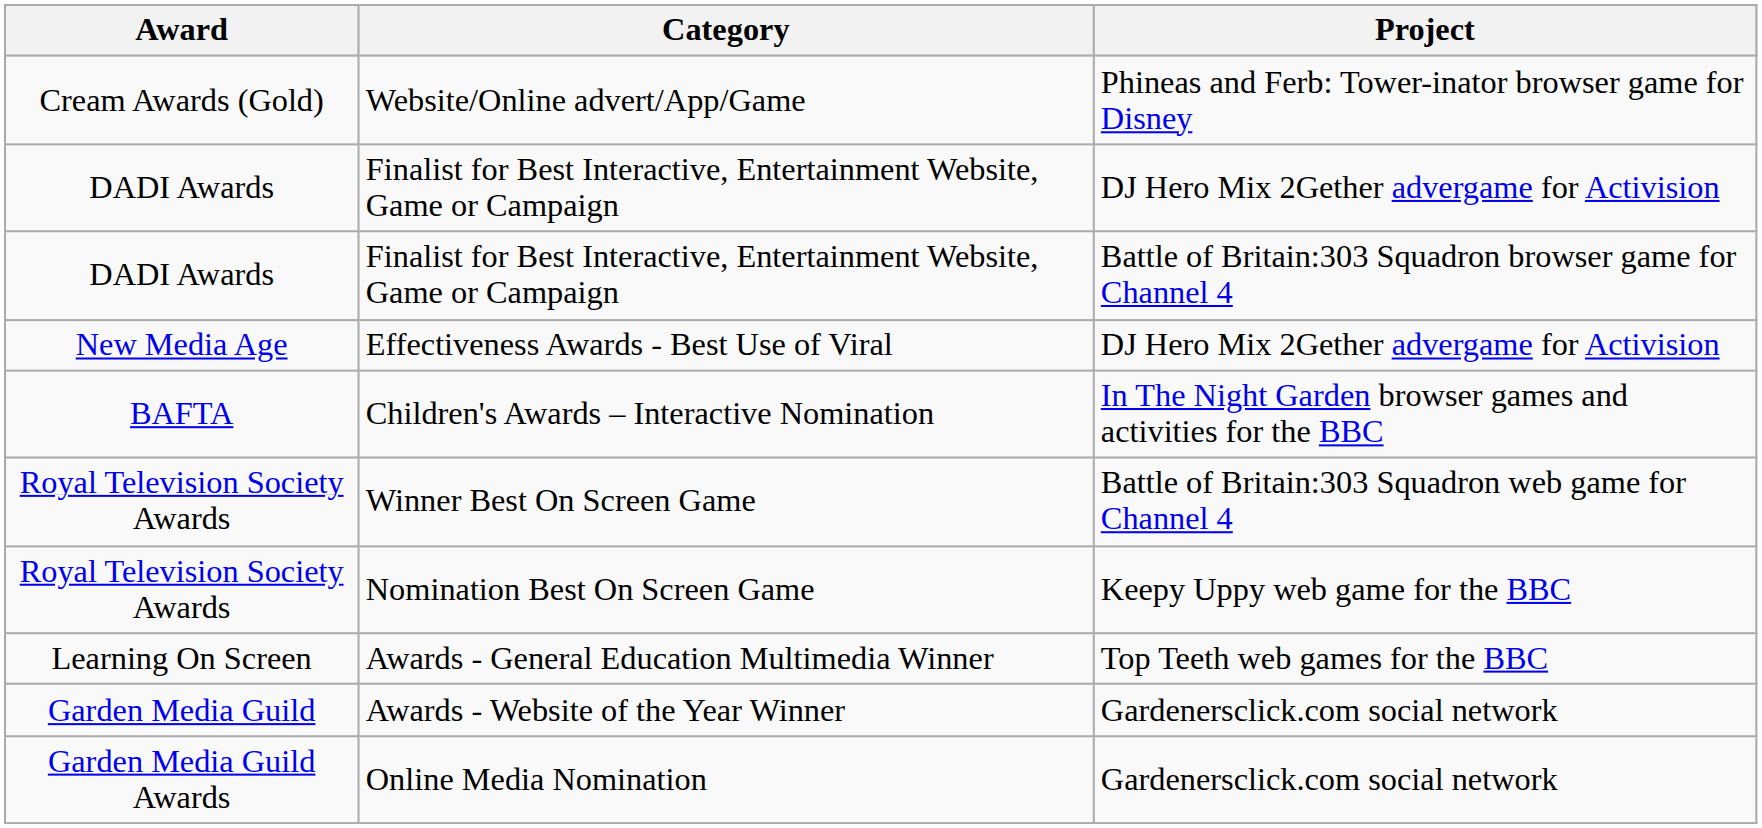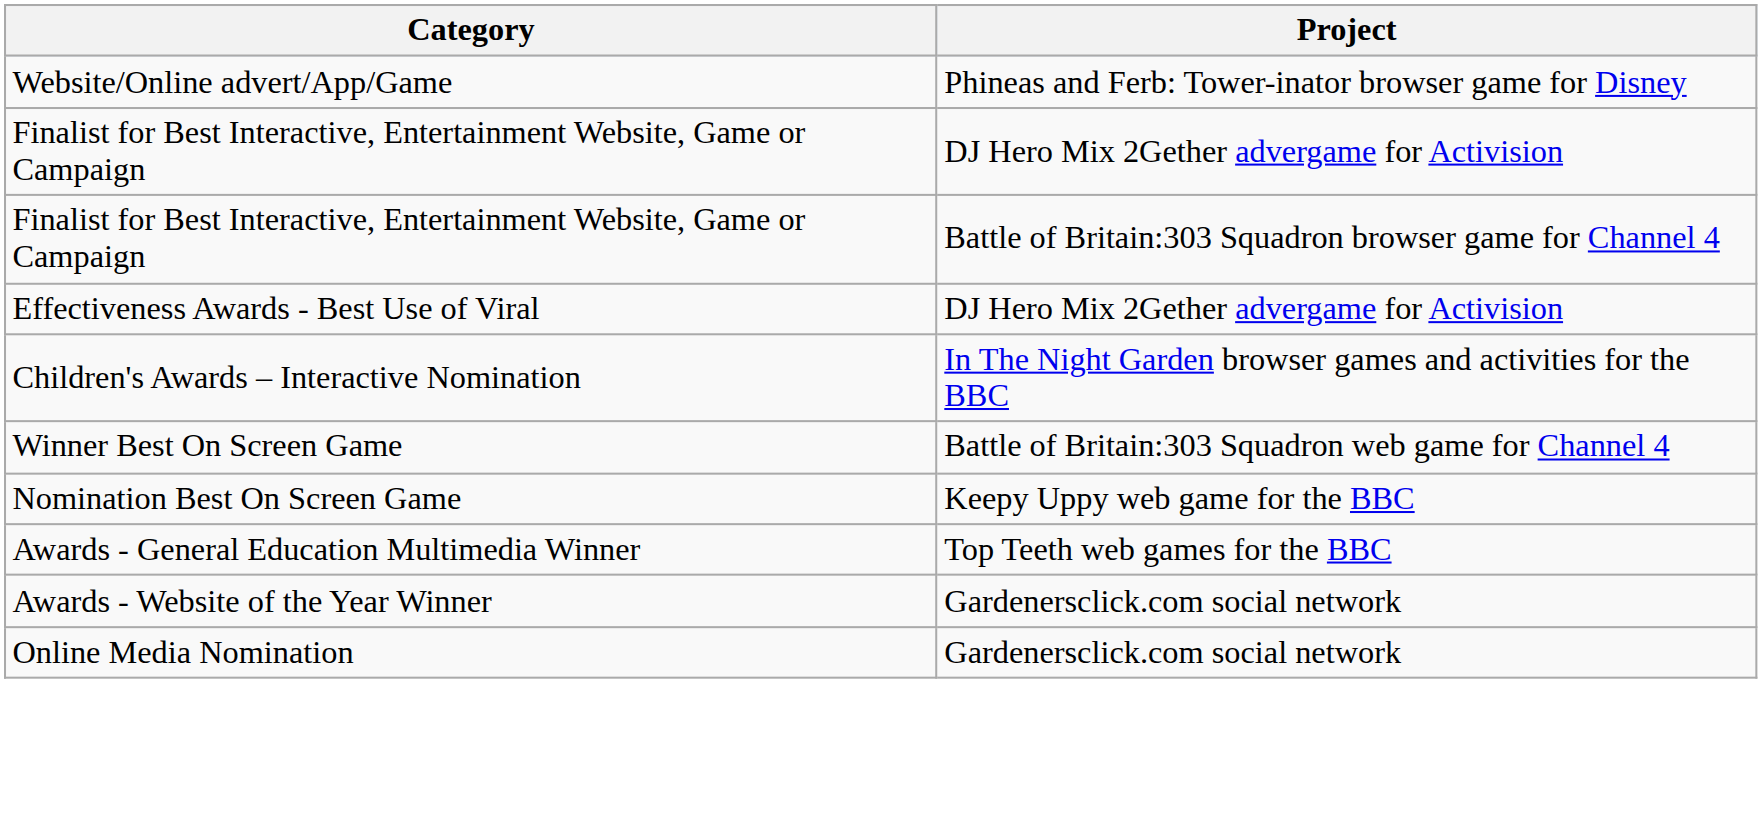- column: (182, 30)
